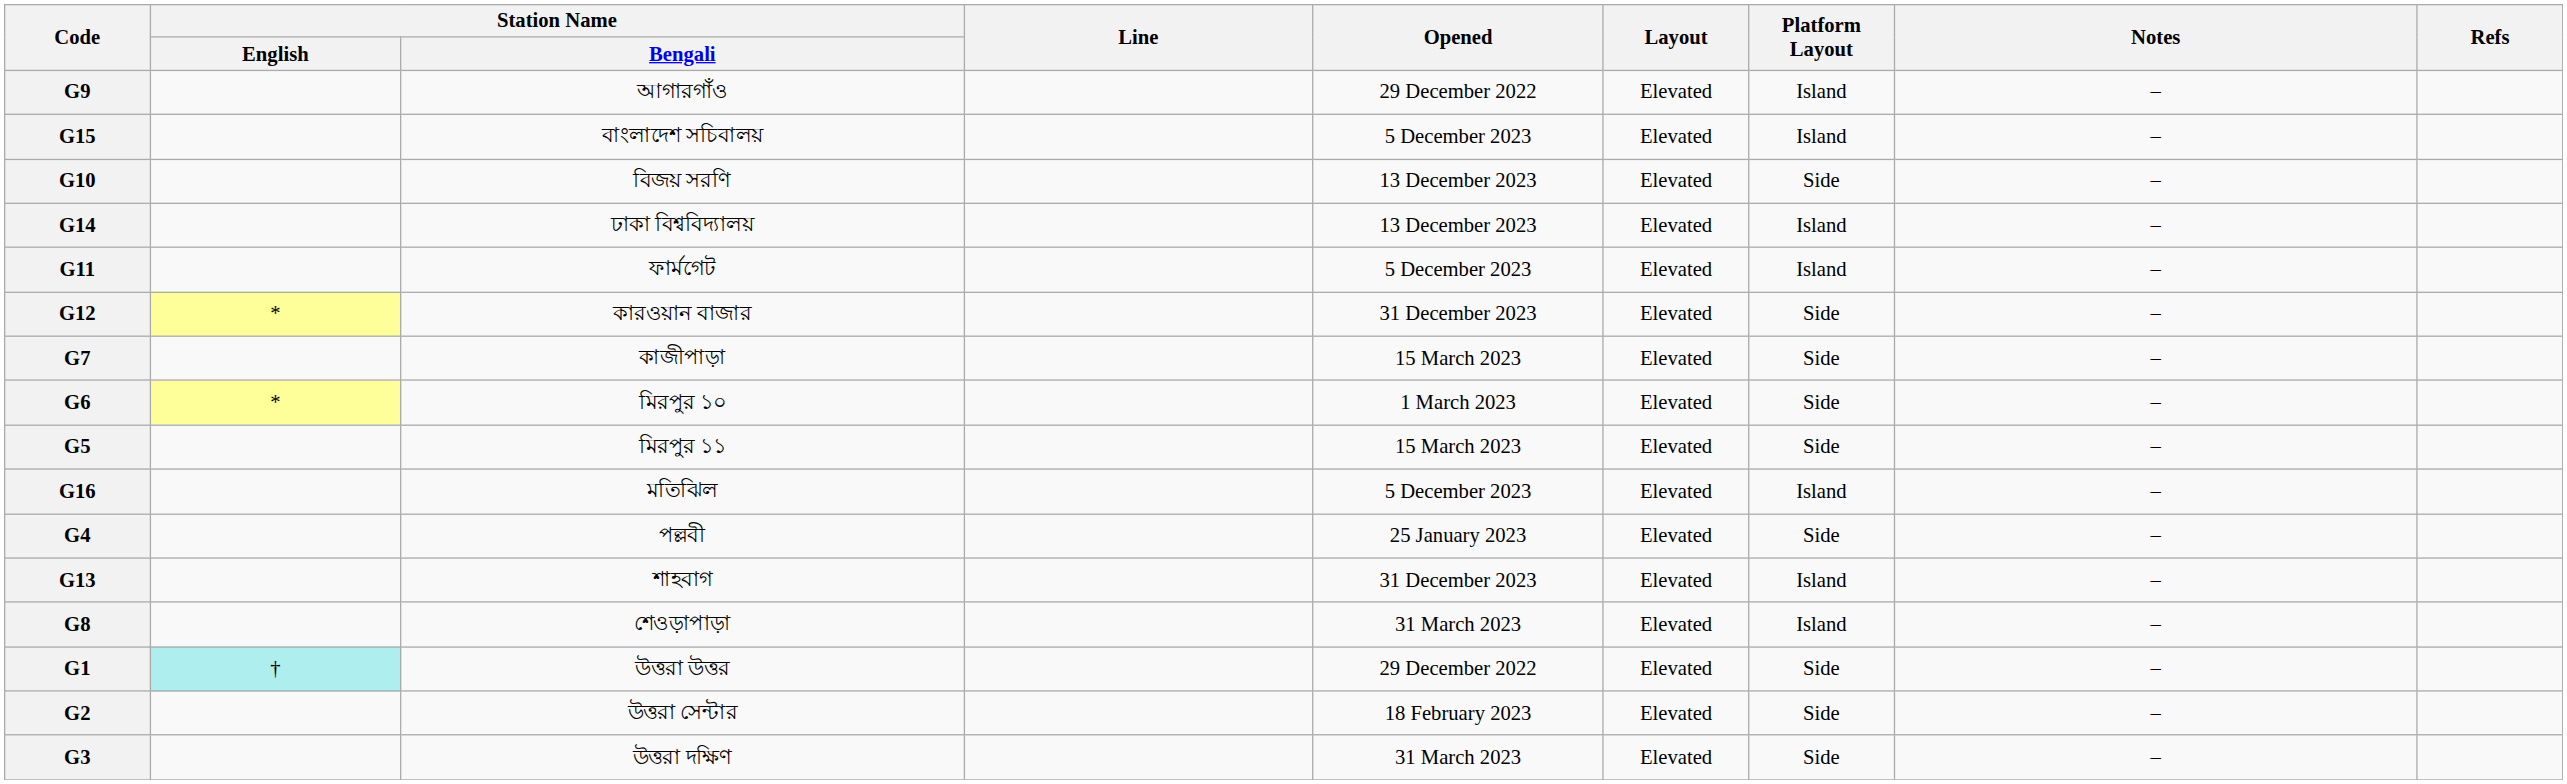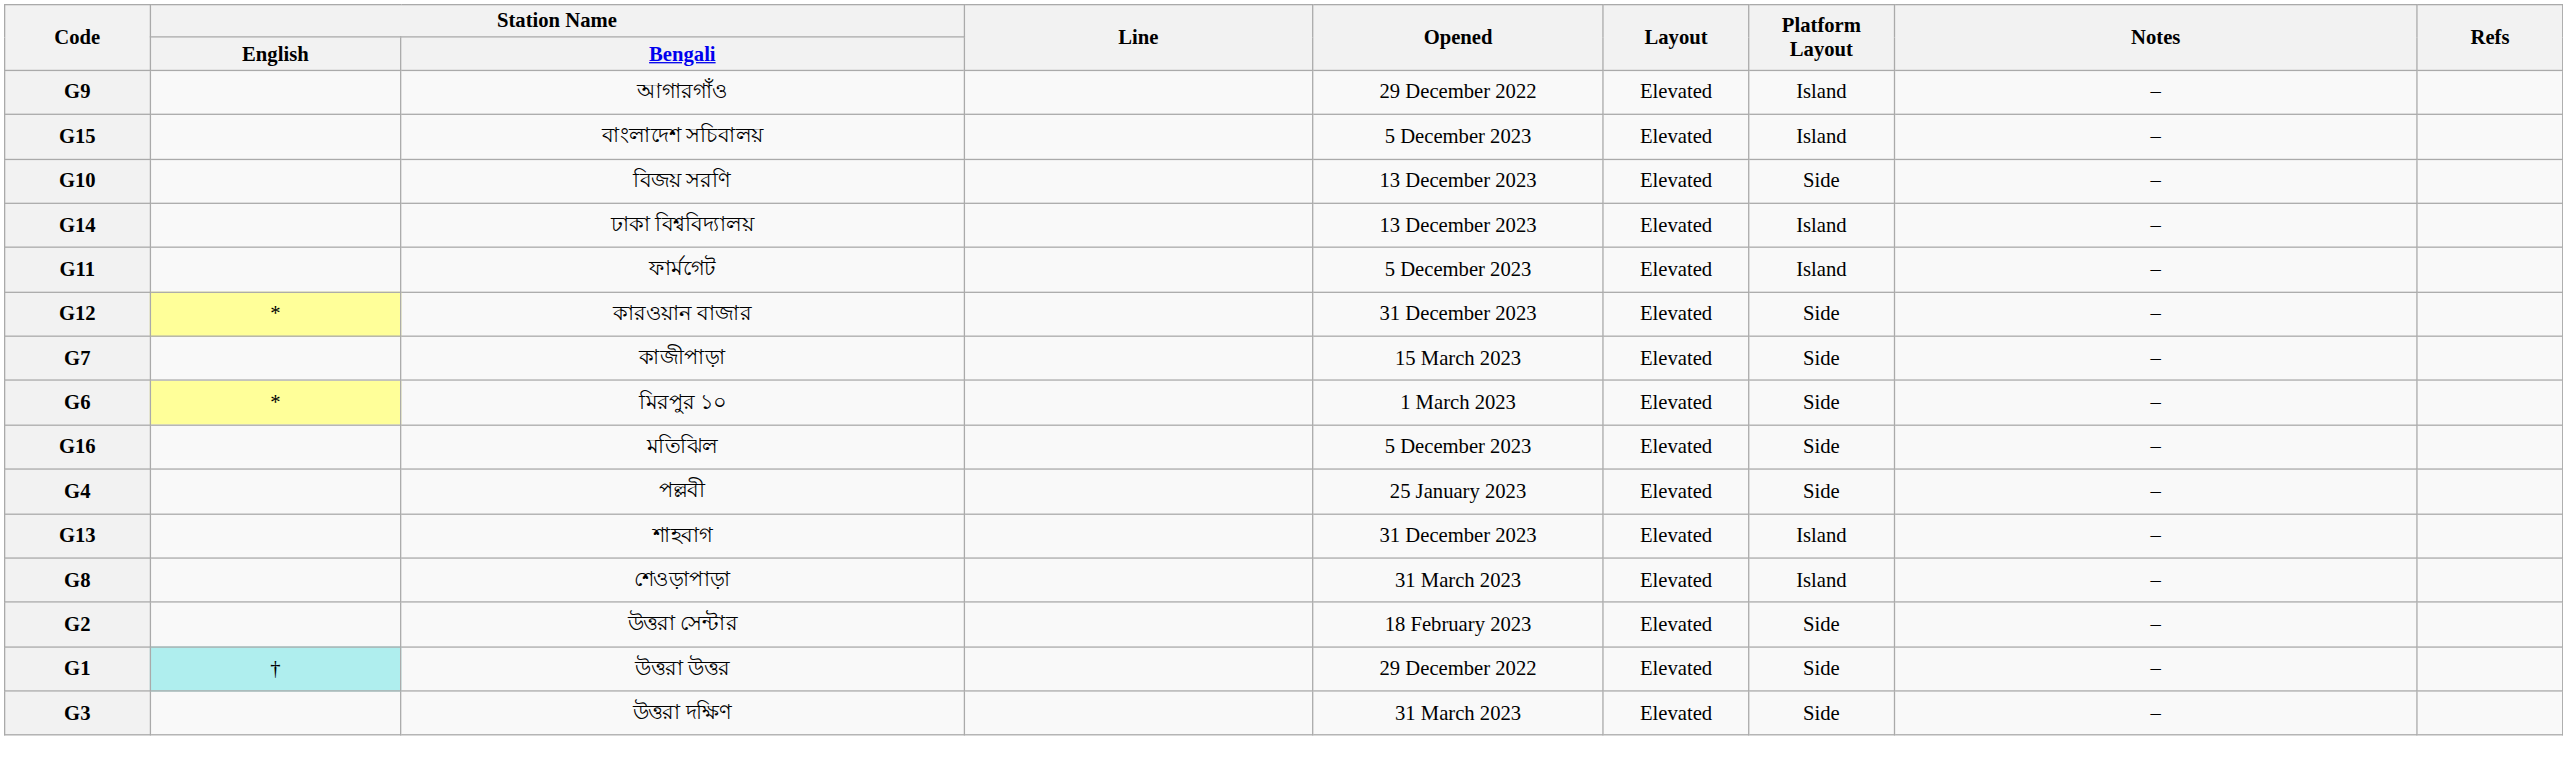- row: (77, 446)
(1821, 491) Island -> (1821, 446) Side
rows swapped: (77, 712) <-> (77, 668)
